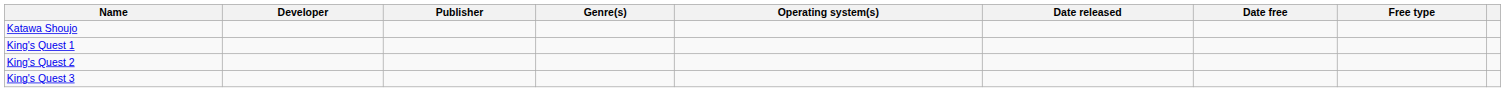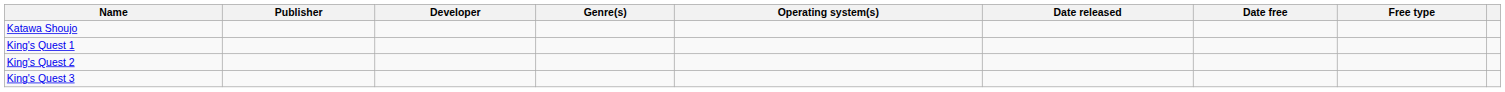columns swapped: (303, 12) <-> (460, 12)
